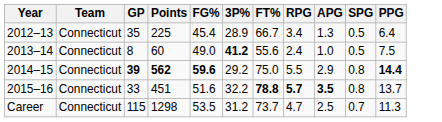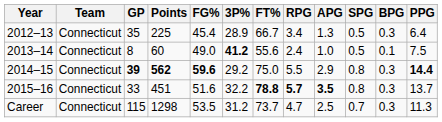+ column: (391, 13)
